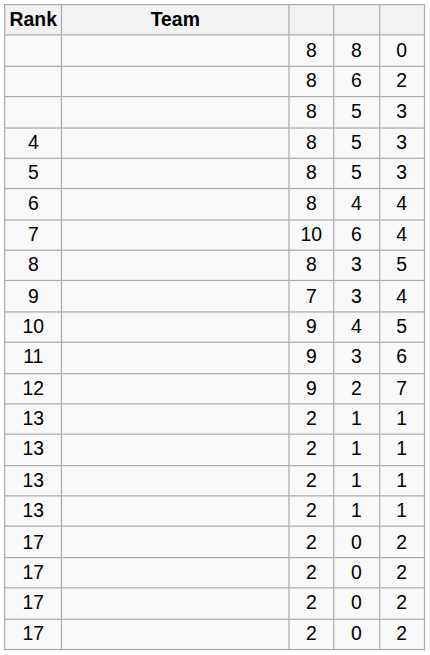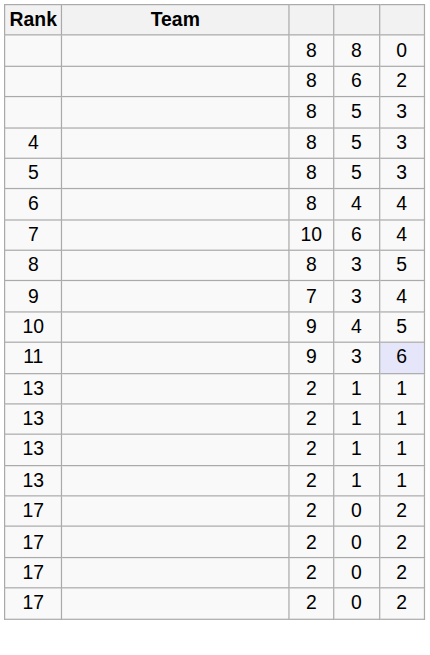(402, 357) no background -> (402, 357) lavender background
- row: (33, 388)
